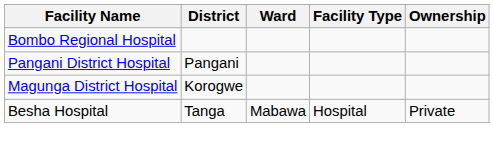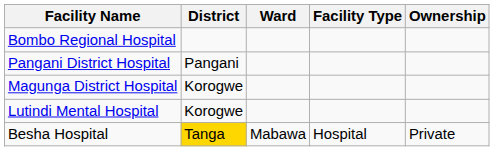+ row: (83, 110)
(205, 110) no background -> (205, 134) gold background
